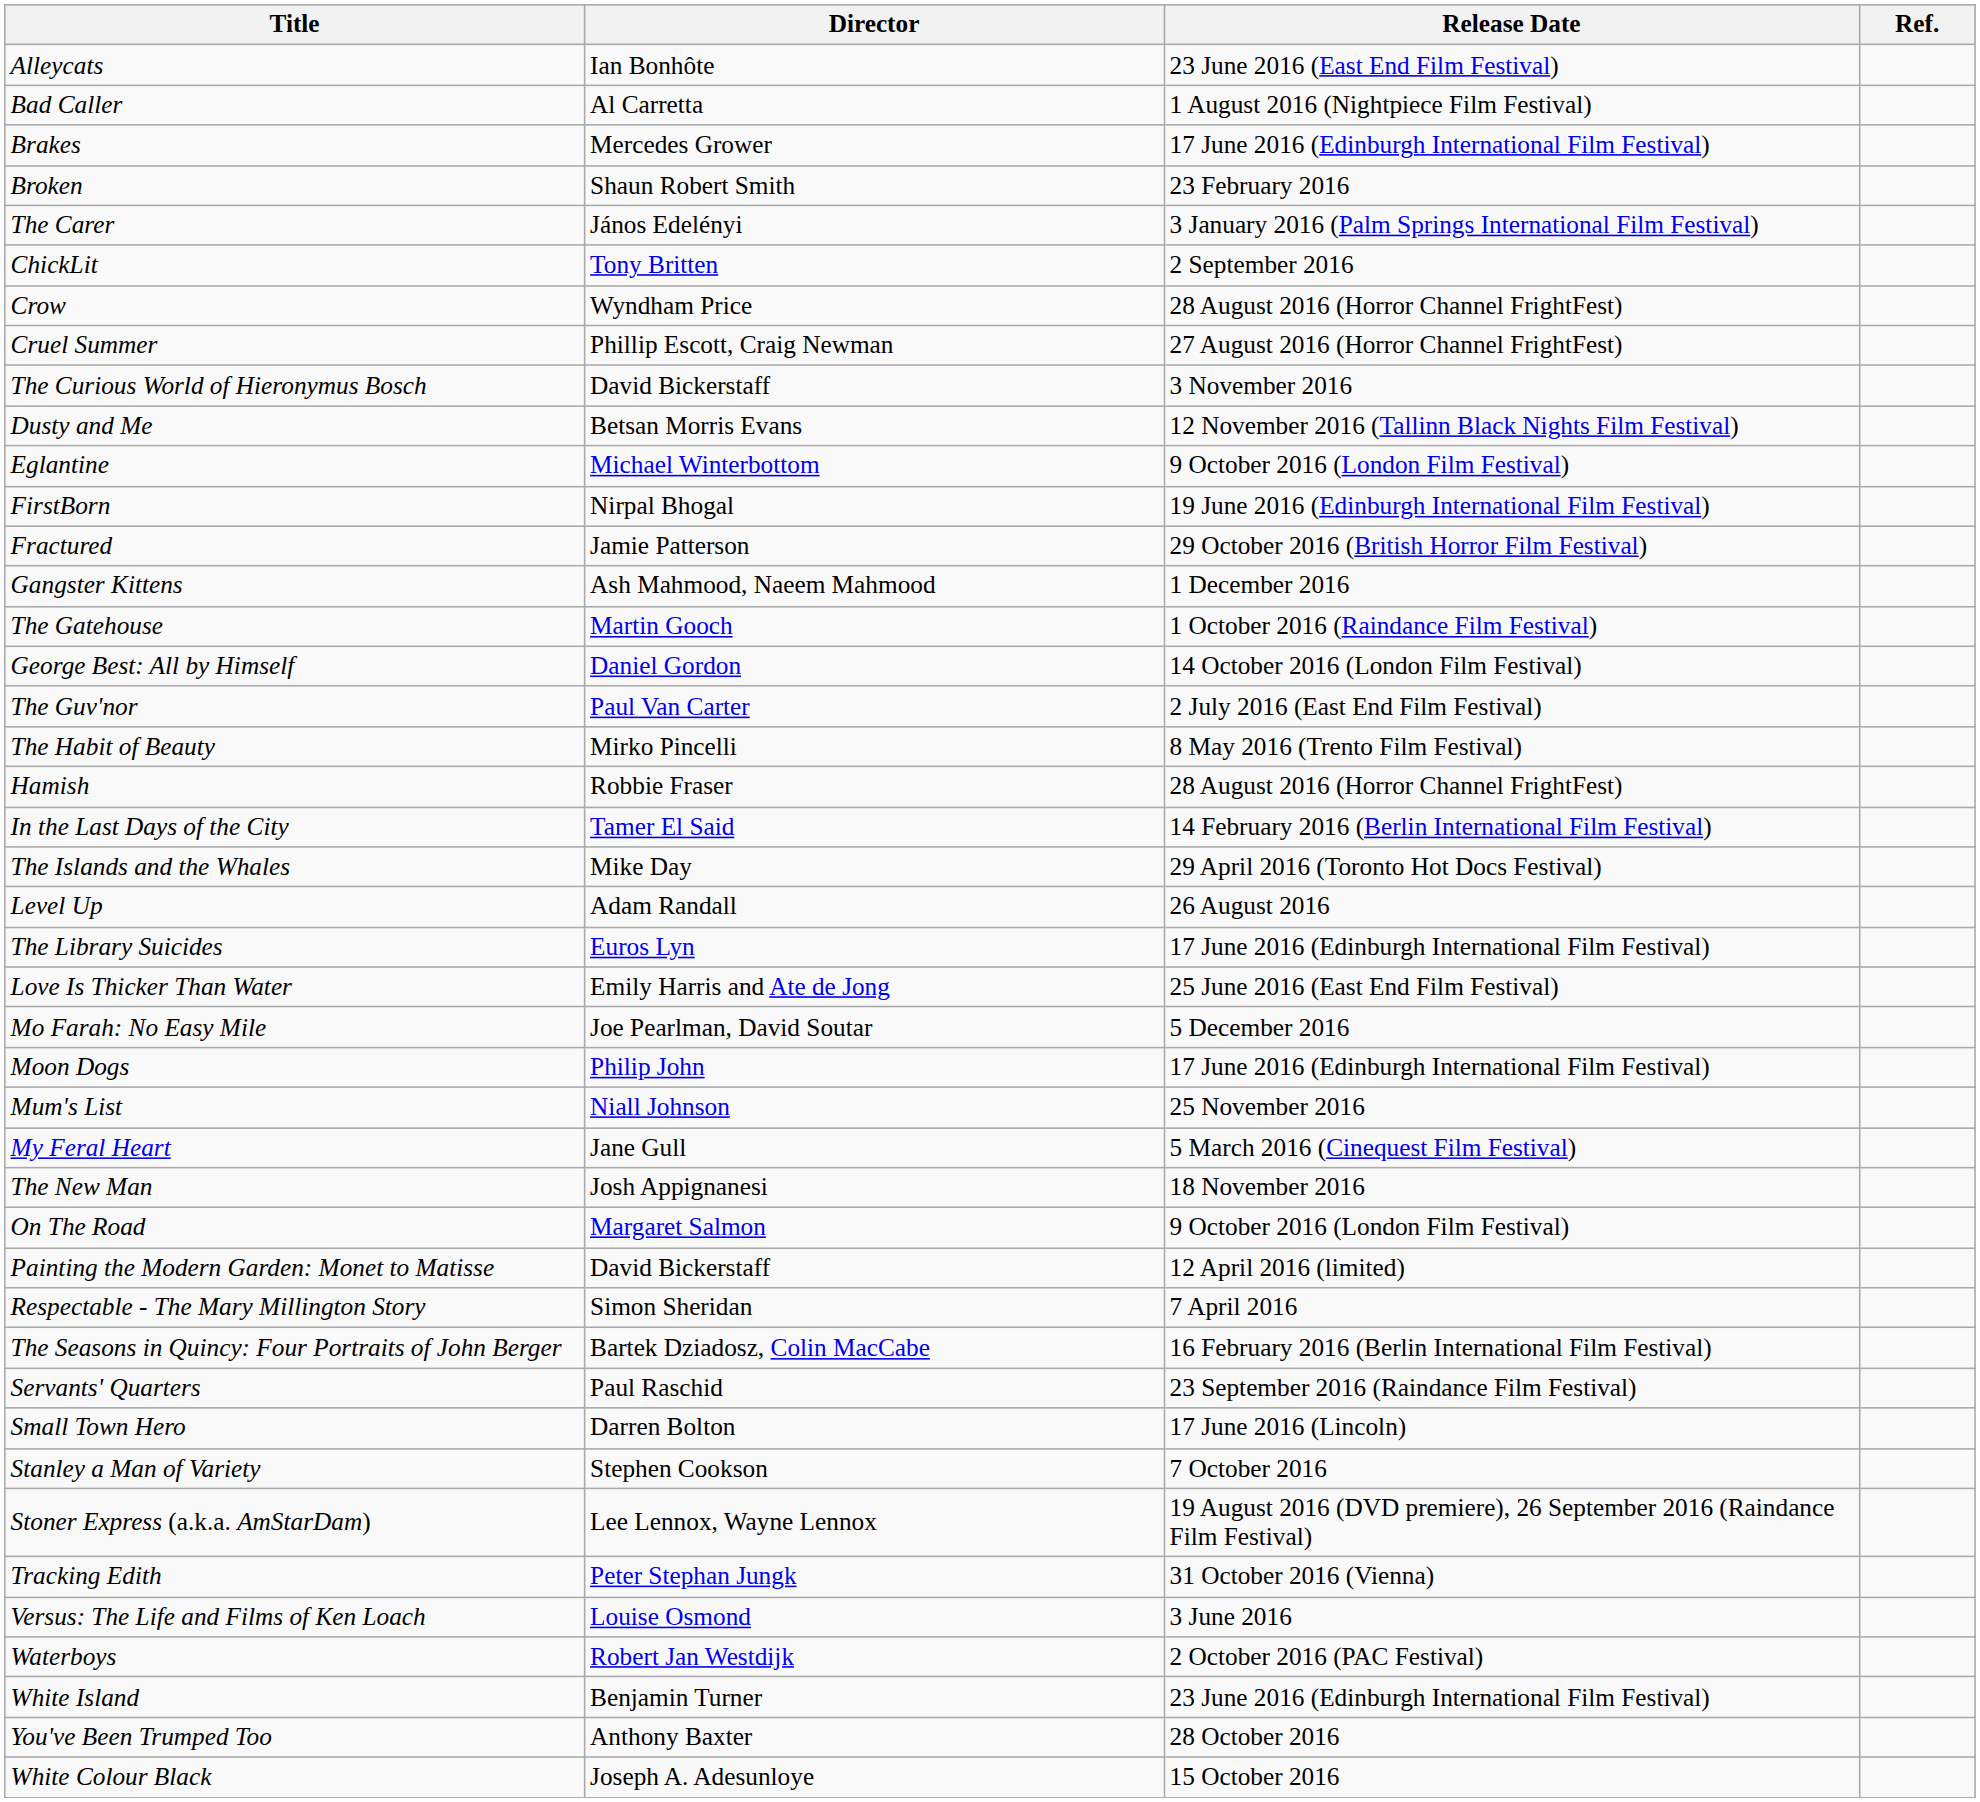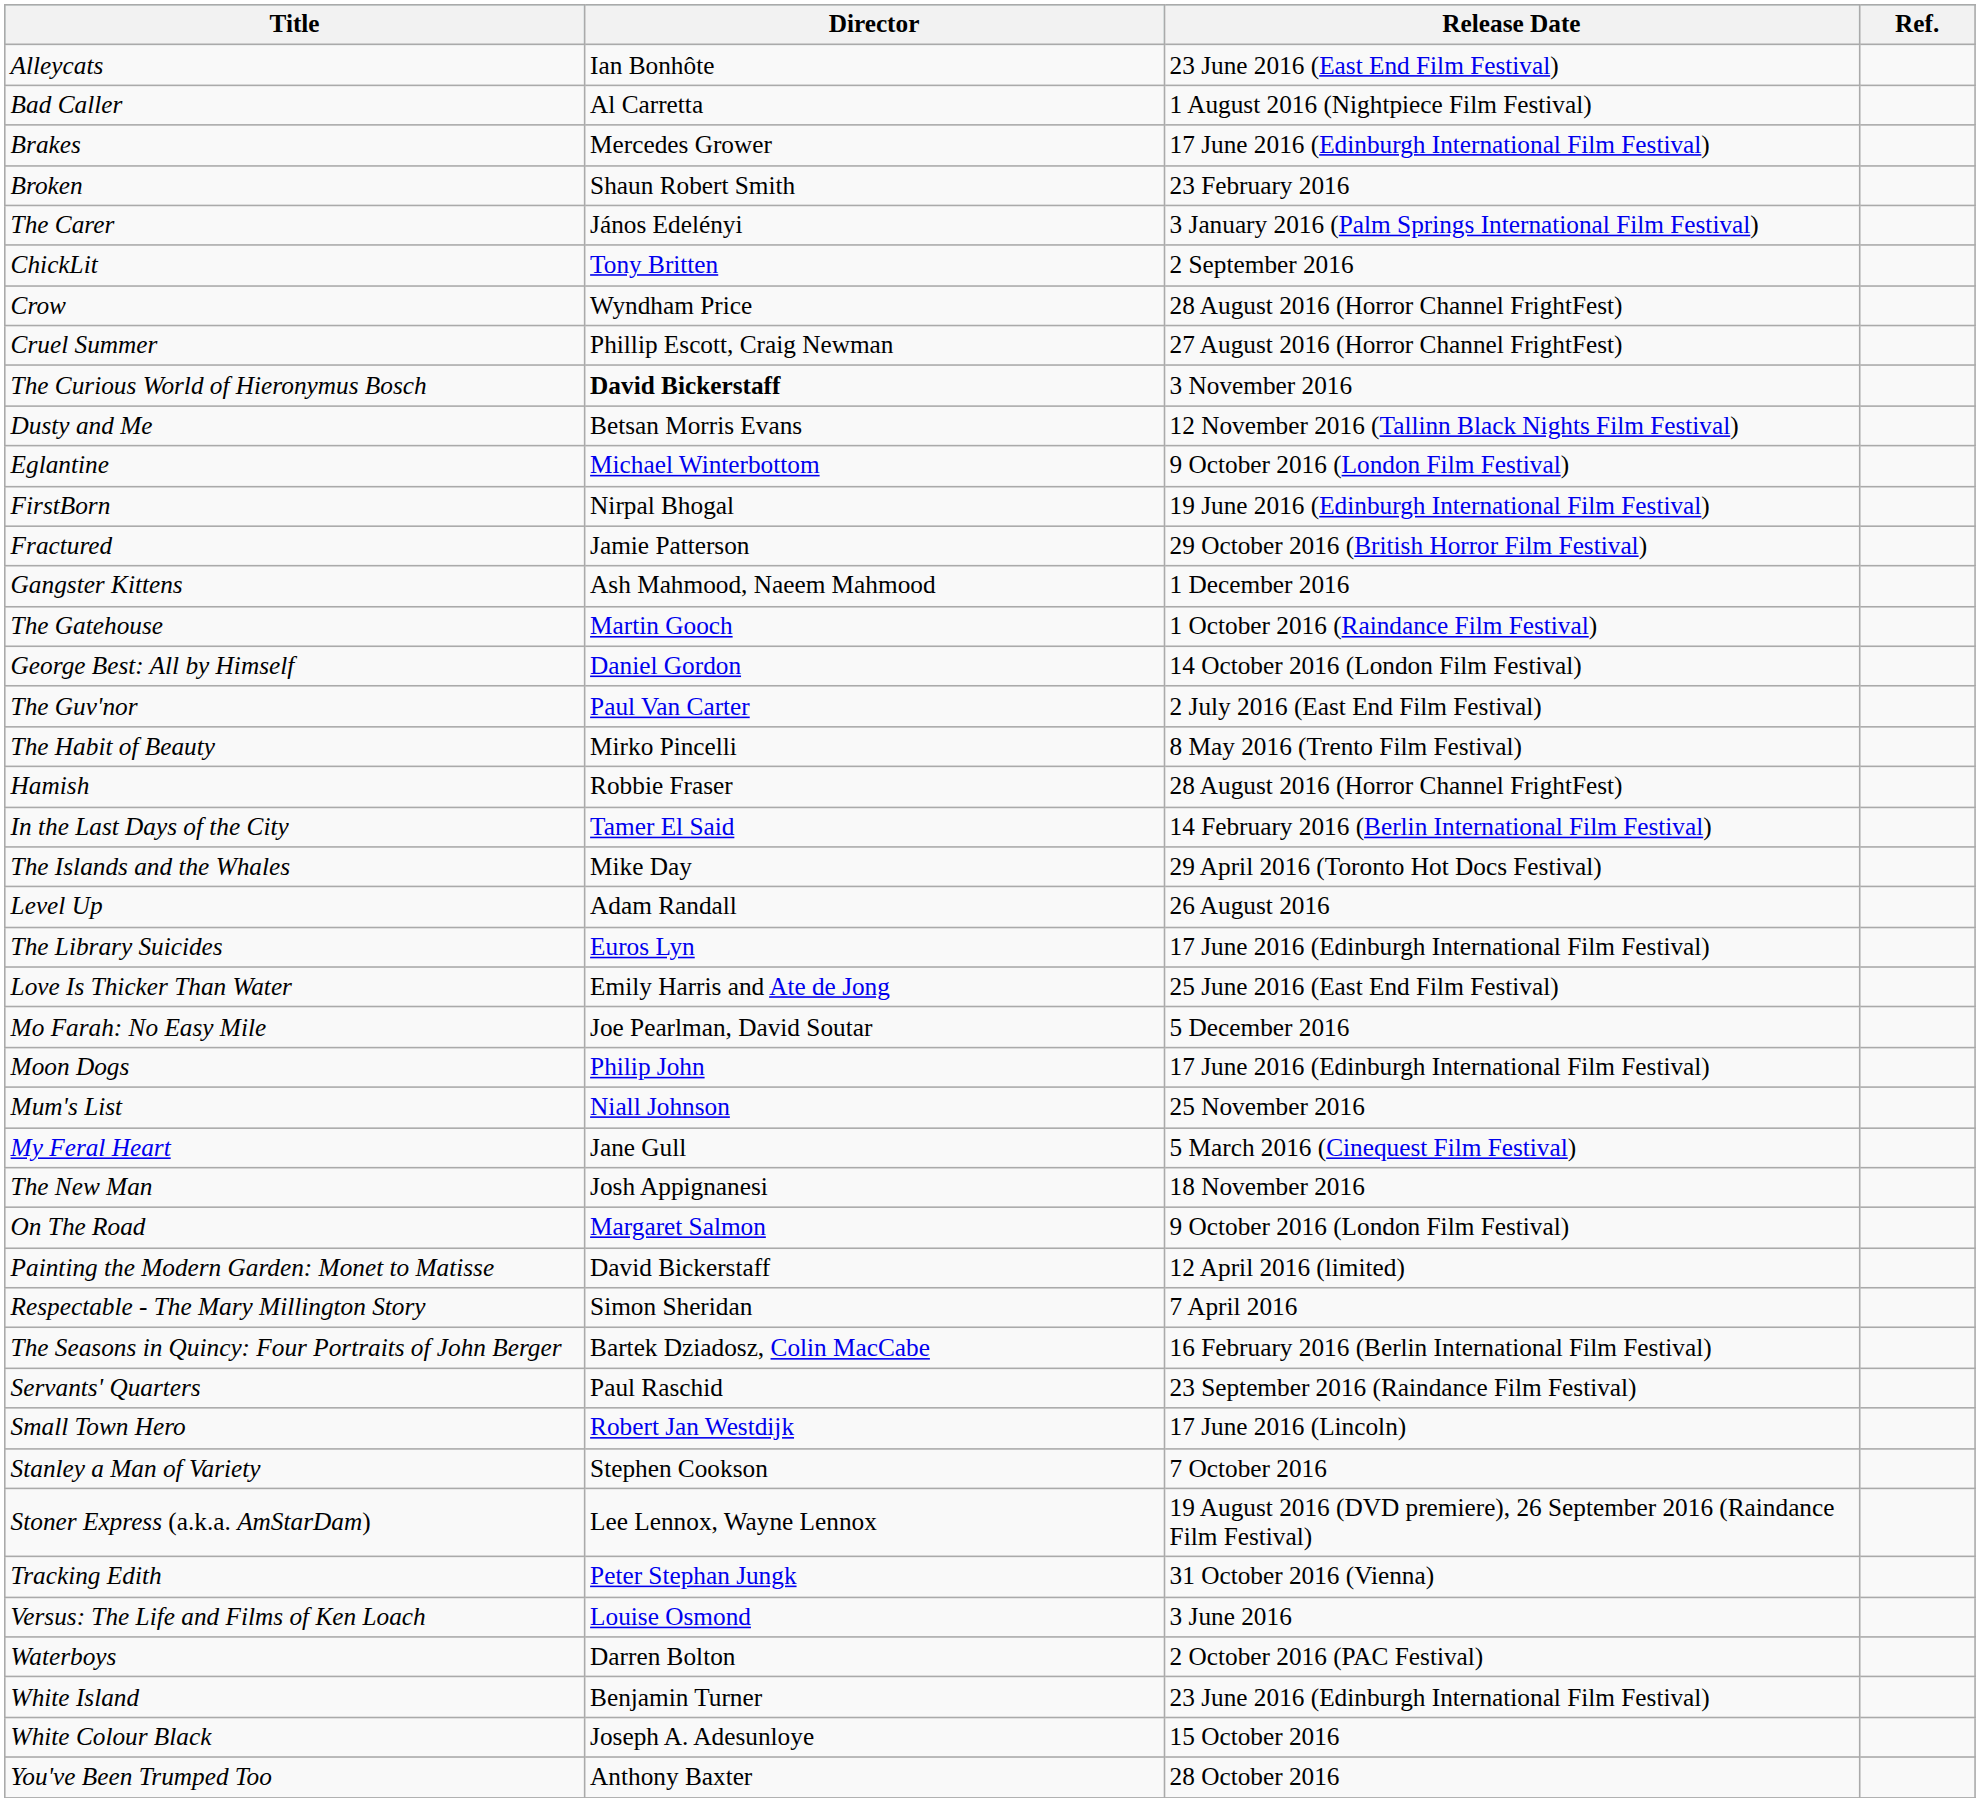(680, 385) normal -> (685, 385) bold
(663, 1427) Darren Bolton -> (692, 1427) Robert Jan Westdijk
(692, 1656) Robert Jan Westdijk -> (663, 1656) Darren Bolton
rows swapped: (111, 1776) <-> (141, 1736)
